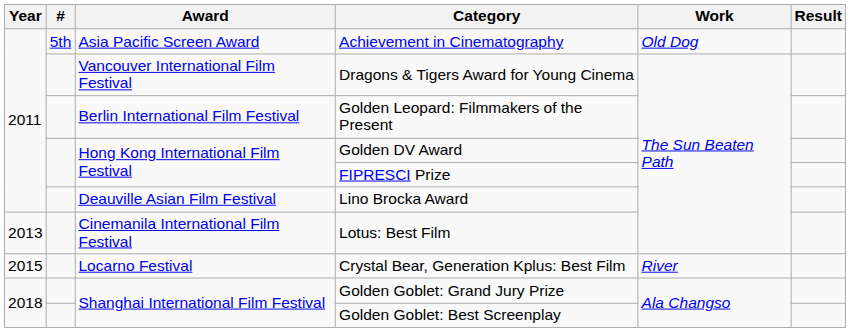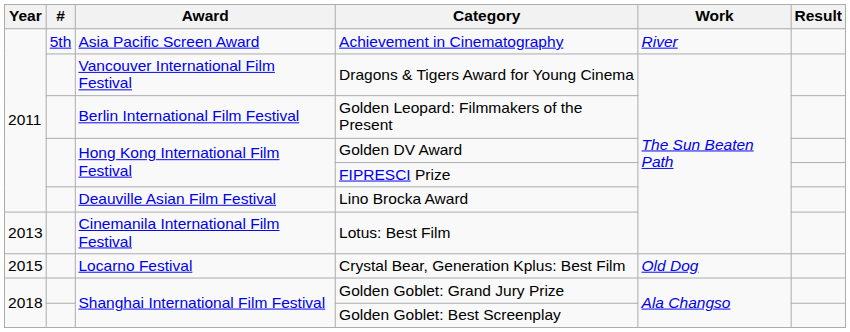(670, 41) Old Dog -> (660, 41) River
(660, 266) River -> (670, 266) Old Dog
